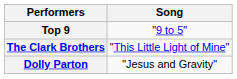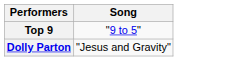- row: (56, 47)
